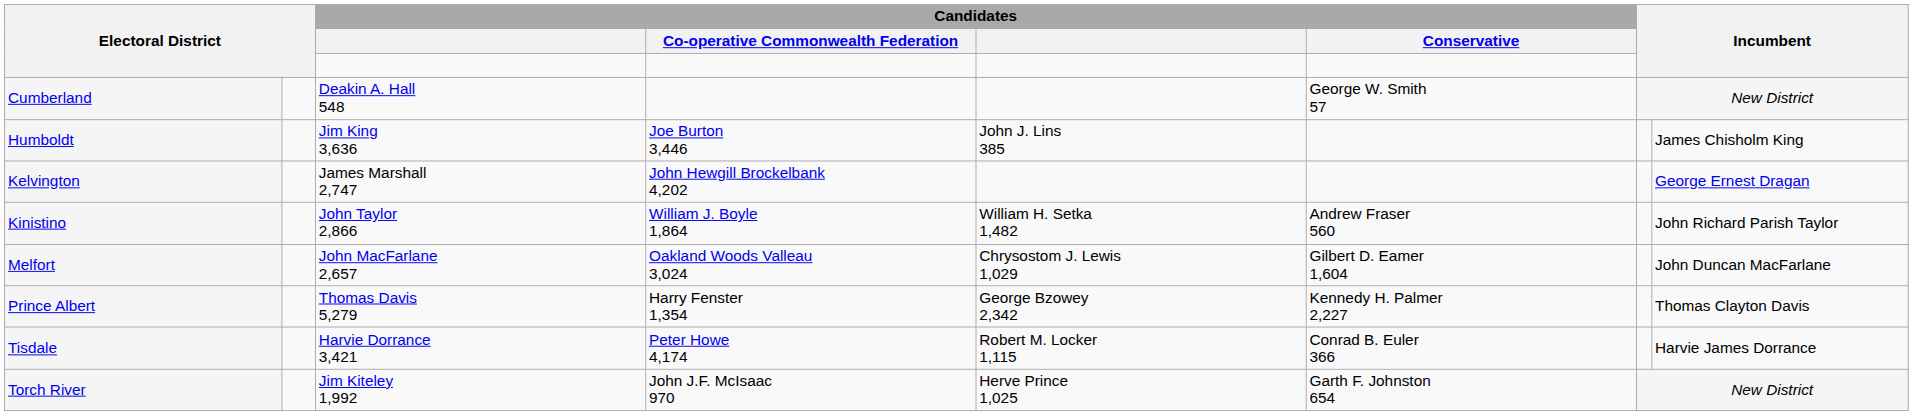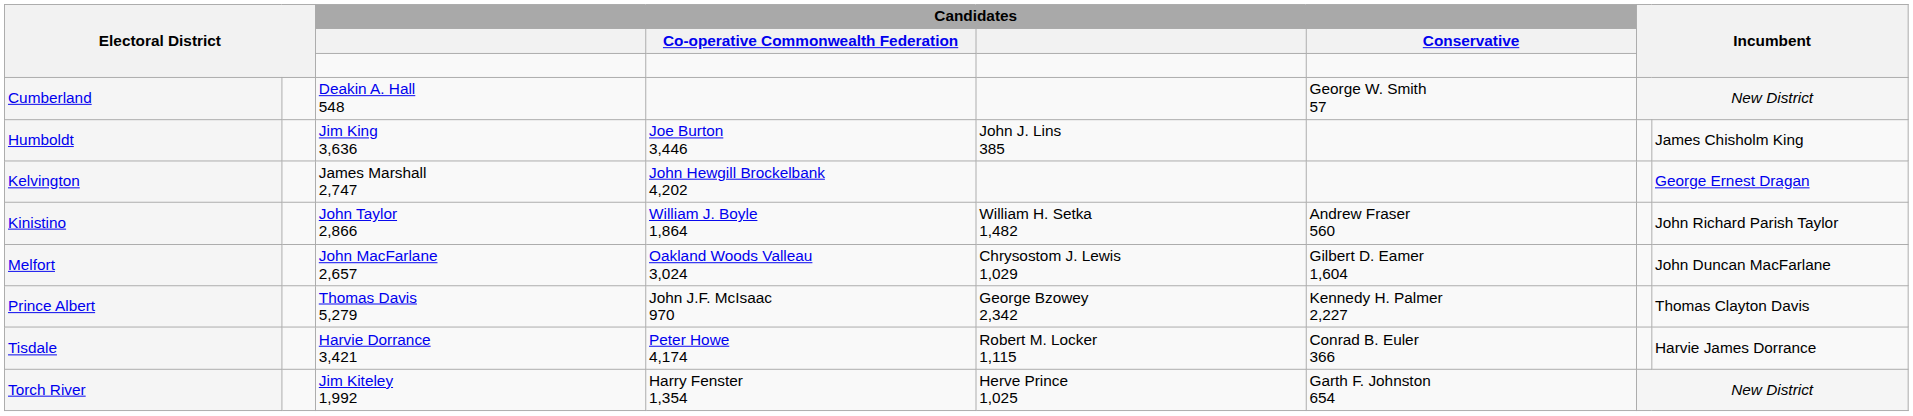(696, 306) Harry Fenster 1,354 -> (710, 306) John J.F. McIsaac 970
(710, 389) John J.F. McIsaac 970 -> (696, 389) Harry Fenster 1,354
